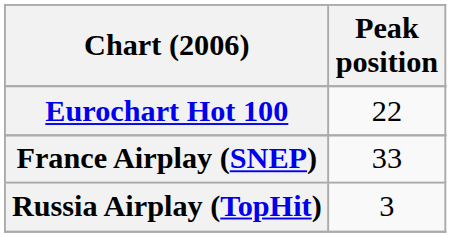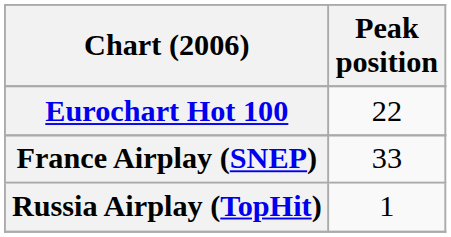(387, 206) 3 -> (387, 206) 1
